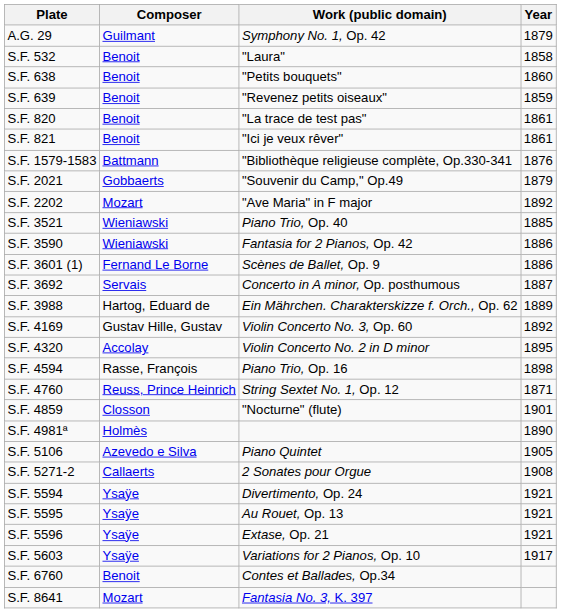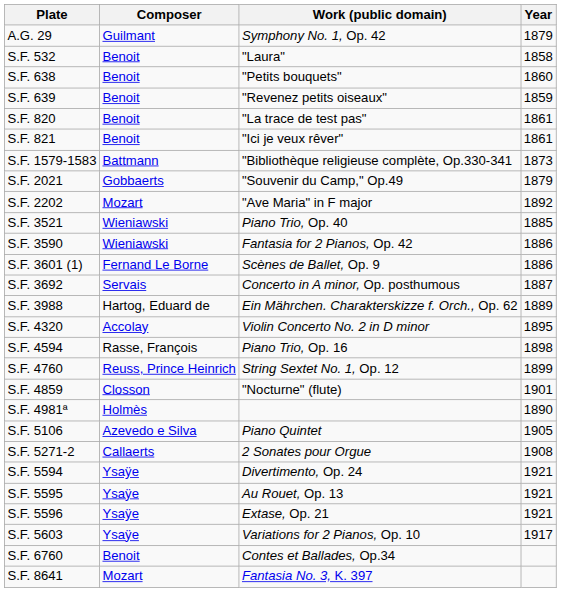(538, 160) 1876 -> (538, 160) 1873
- row: (35, 327)
(538, 389) 1871 -> (538, 368) 1899
